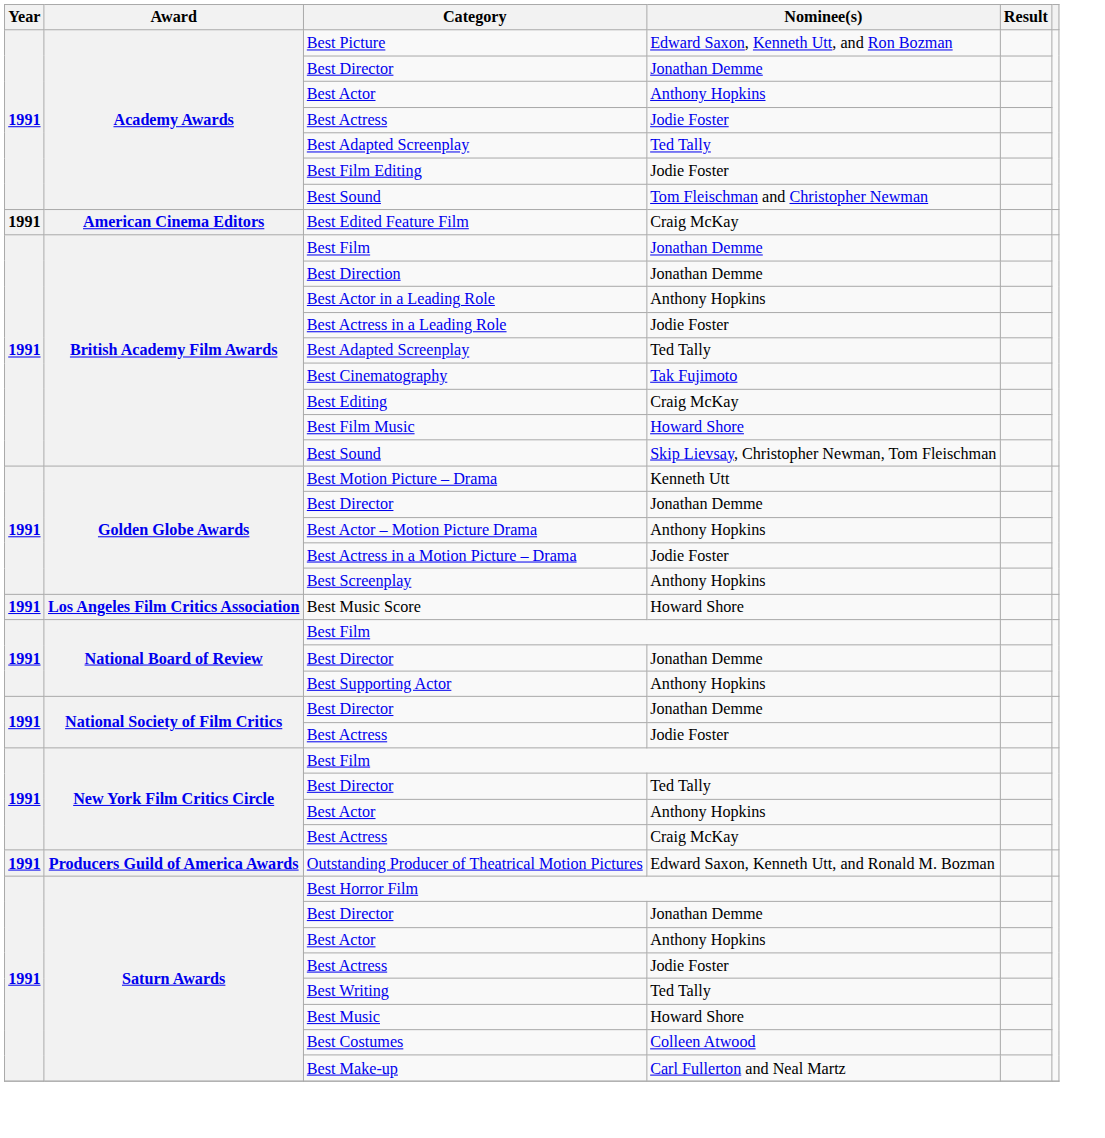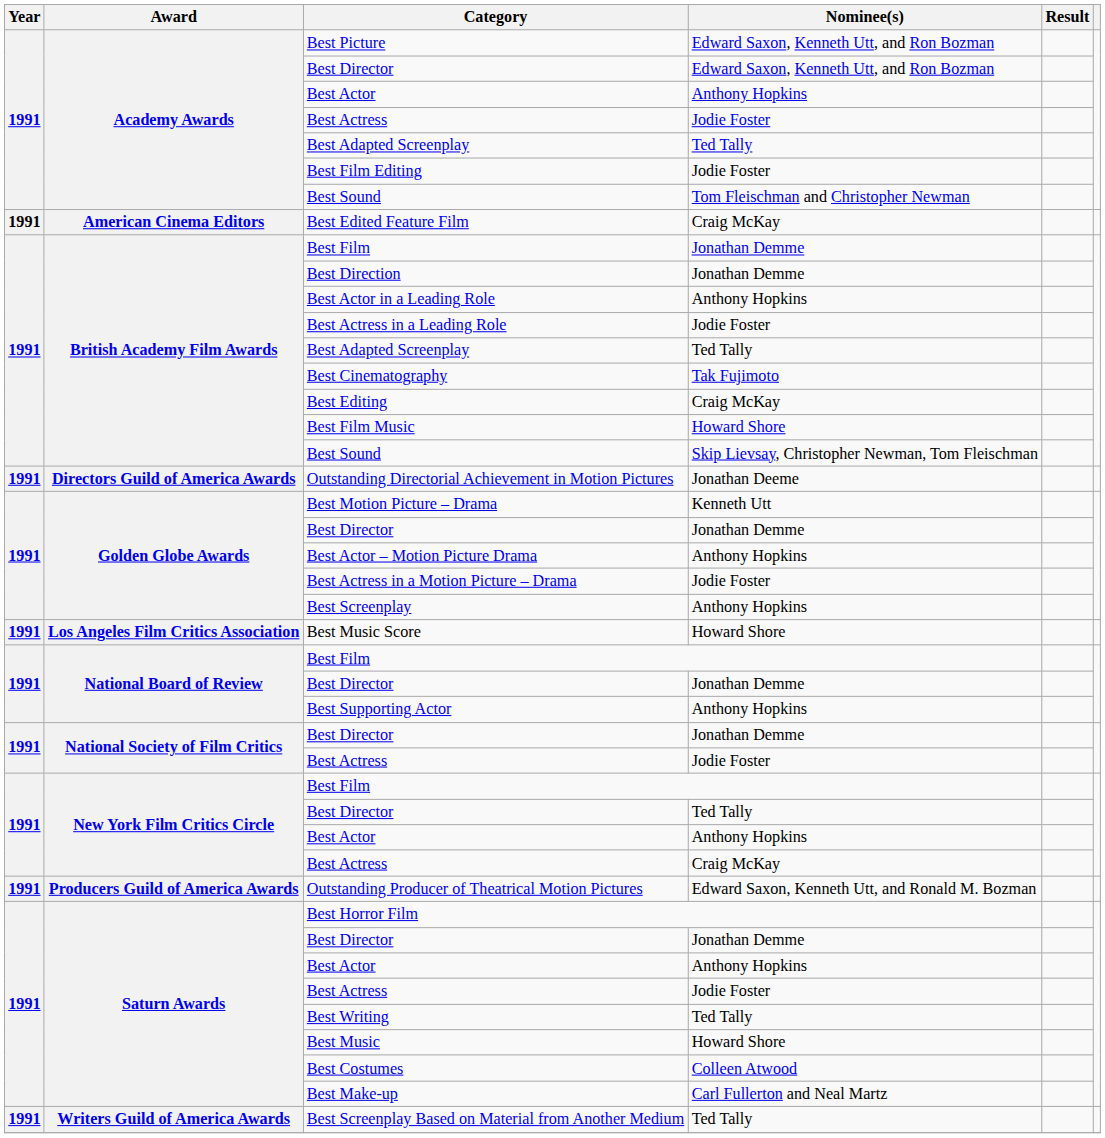(706, 68) Jonathan Demme -> (843, 68) Edward Saxon, Kenneth Utt, and Ron Bozman
+ row: (174, 478)
+ row: (174, 1119)
